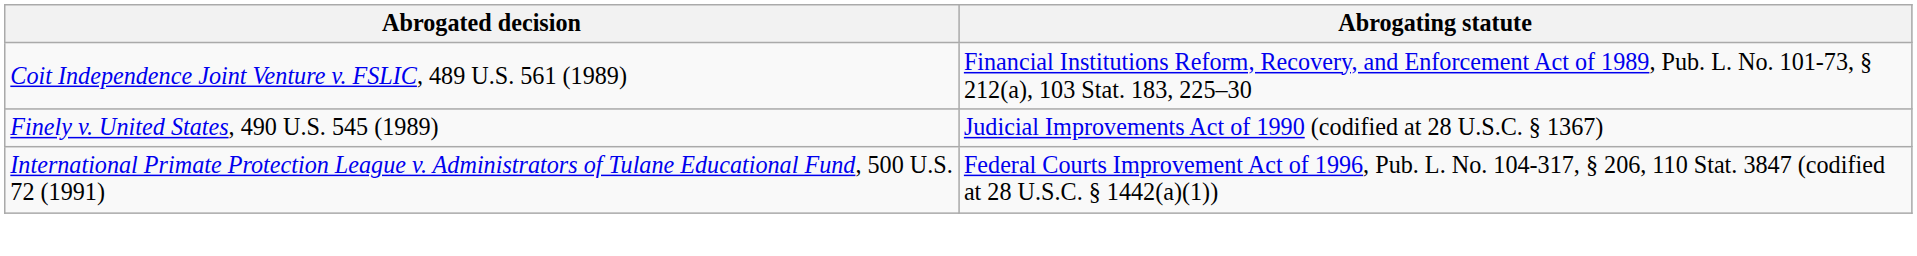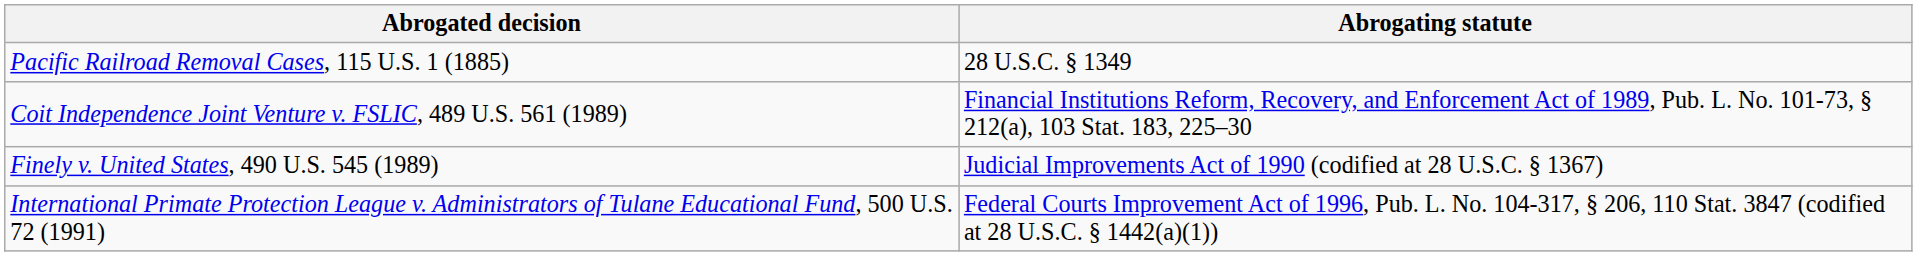+ row: (260, 61)
